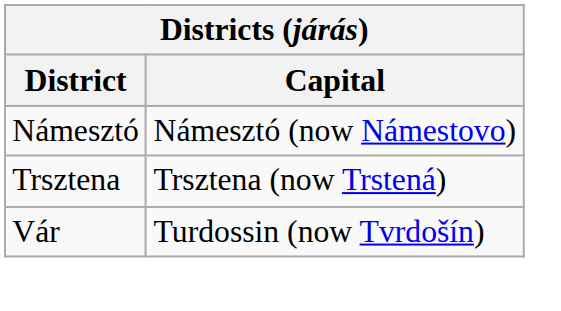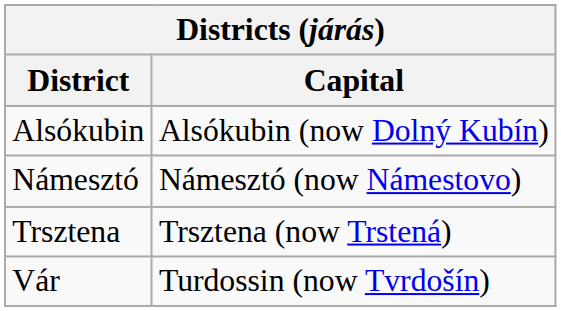+ row: (78, 130)
